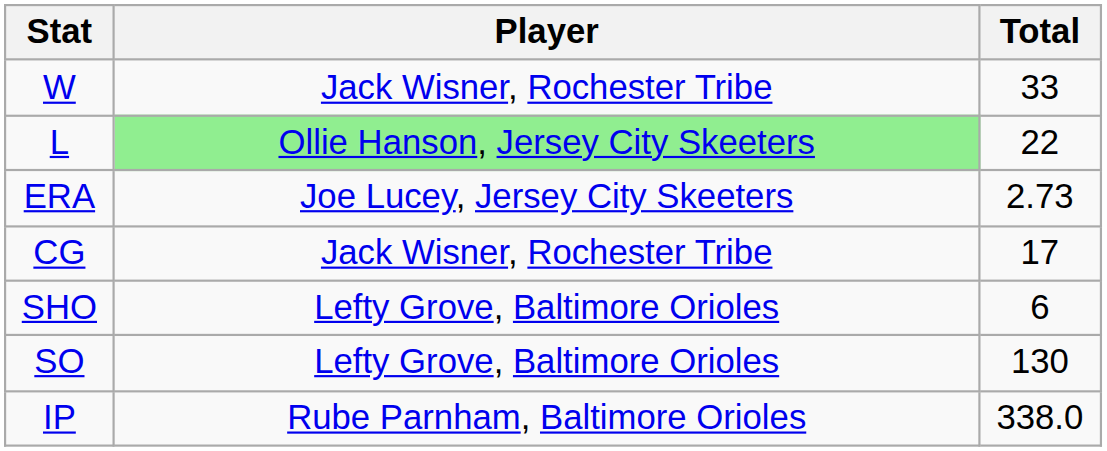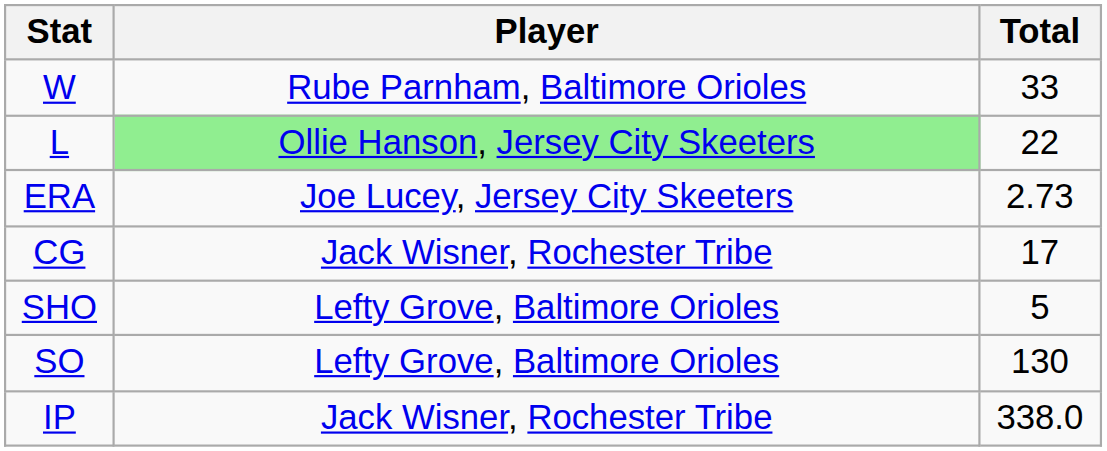(547, 87) Jack Wisner, Rochester Tribe -> (547, 87) Rube Parnham, Baltimore Orioles
(1040, 307) 6 -> (1040, 307) 5
(547, 417) Rube Parnham, Baltimore Orioles -> (547, 417) Jack Wisner, Rochester Tribe
